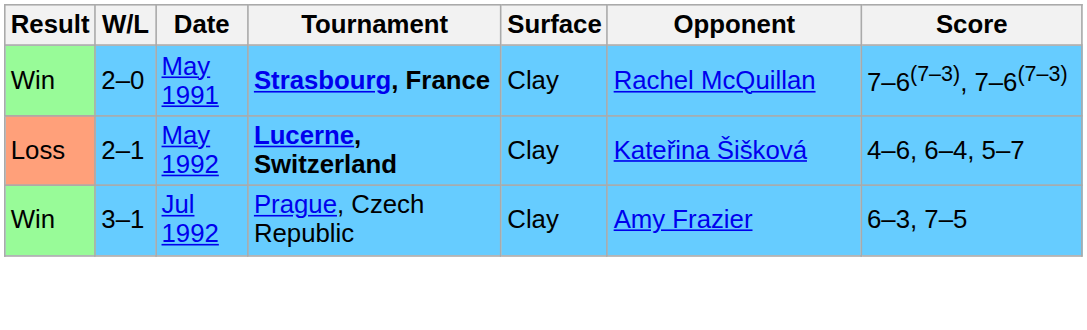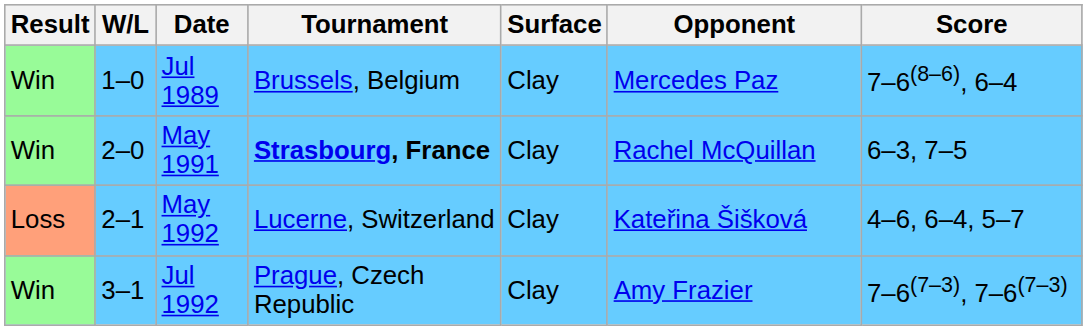+ row: (190, 80)
(967, 80) 7–6(7–3), 7–6(7–3) -> (917, 150) 6–3, 7–5
(325, 150) bold -> (374, 219) normal
(917, 219) 6–3, 7–5 -> (967, 289) 7–6(7–3), 7–6(7–3)
